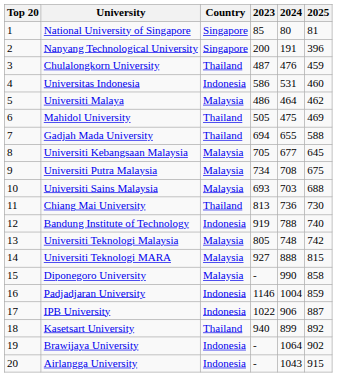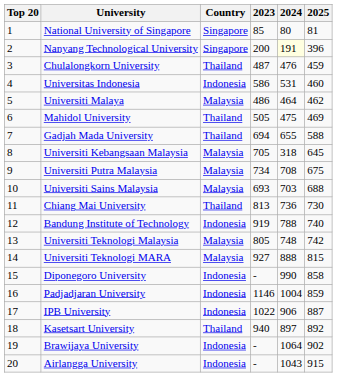(288, 48) no background -> (288, 48) lightyellow background
(288, 153) 677 -> (288, 153) 318
(223, 275) Malaysia -> (225, 275) Indonesia
(288, 328) 899 -> (288, 328) 897
